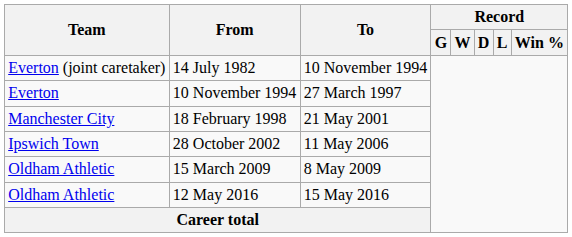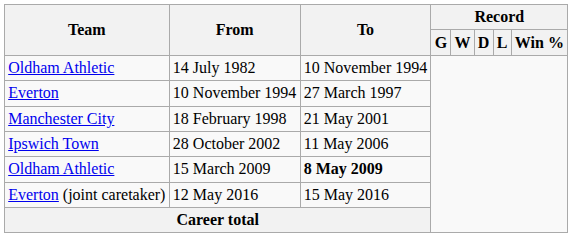(87, 67) Everton (joint caretaker) -> (61, 67) Oldham Athletic
(342, 169) normal -> (343, 169) bold
(61, 194) Oldham Athletic -> (87, 194) Everton (joint caretaker)
